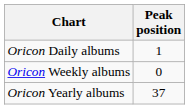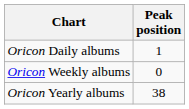(159, 93) 37 -> (159, 93) 38
